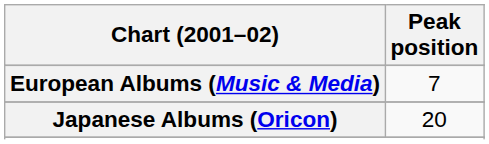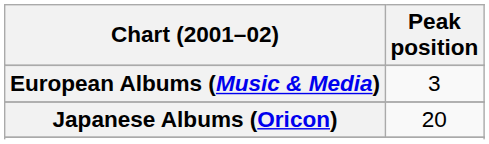(434, 83) 7 -> (434, 83) 3
